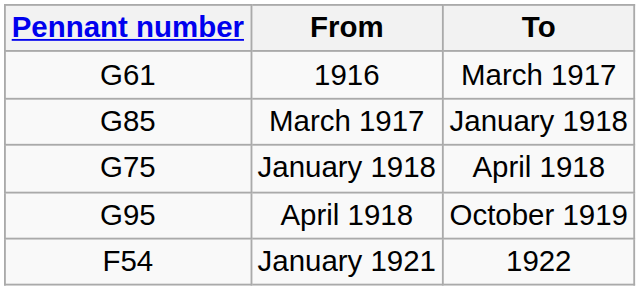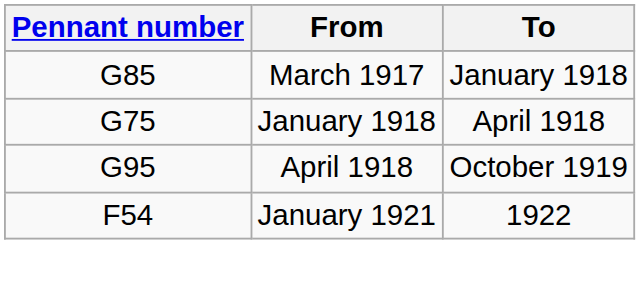- row: (347, 74)
